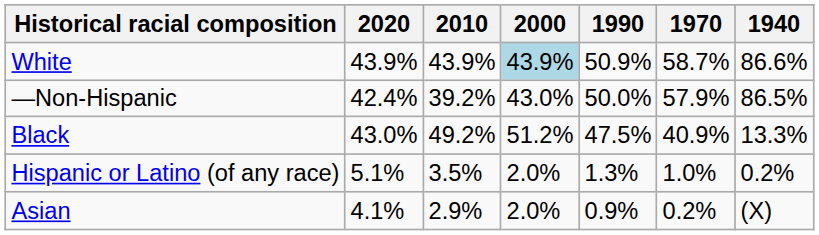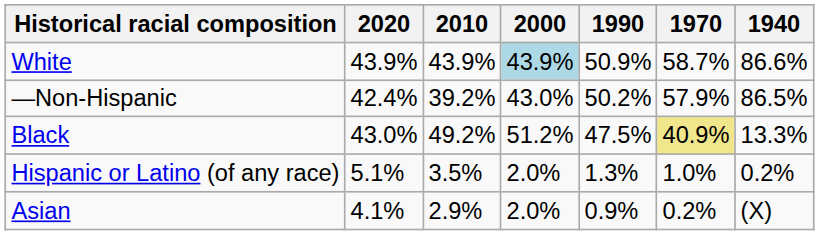(618, 98) 50.0% -> (618, 98) 50.2%
(696, 136) no background -> (696, 136) khaki background
